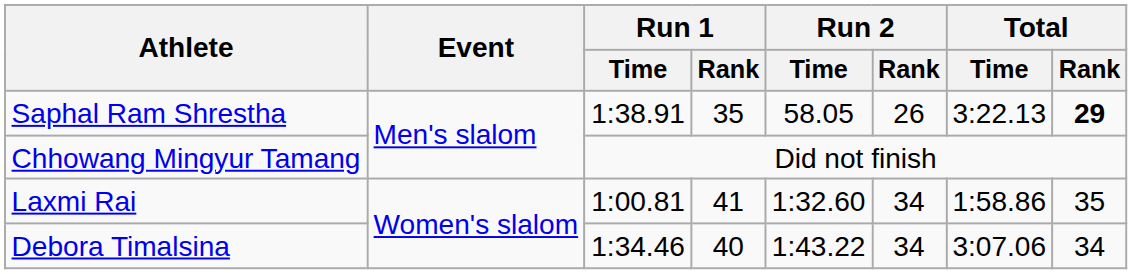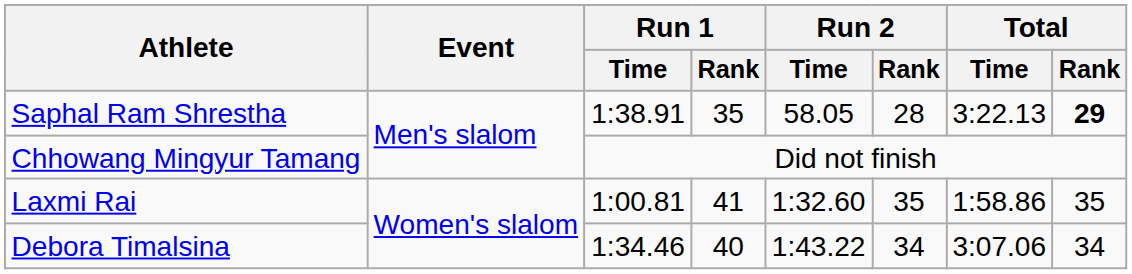(909, 113) 26 -> (909, 113) 28
(909, 202) 34 -> (909, 202) 35
